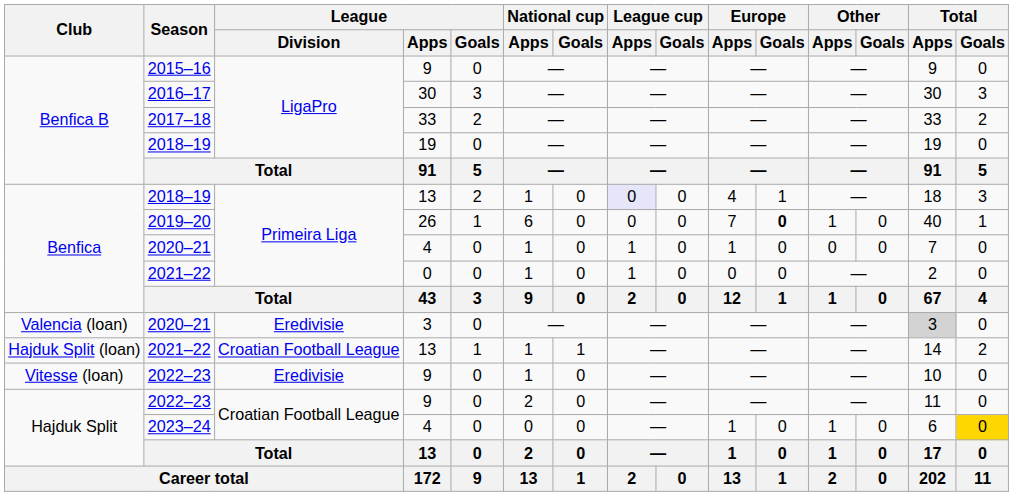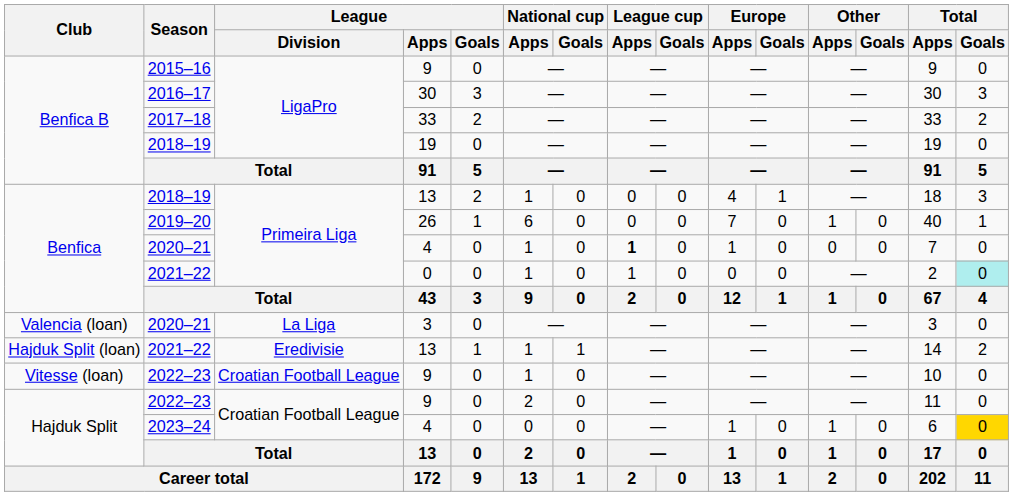(632, 196) lavender background -> (632, 196) no background
(782, 222) bold -> (782, 222) normal
(632, 247) normal -> (632, 247) bold
(983, 273) no background -> (983, 273) paleturquoise background
(309, 324) Eredivisie -> (309, 324) La Liga
(932, 324) lightgrey background -> (932, 324) no background
(309, 350) Croatian Football League -> (309, 350) Eredivisie
(309, 376) Eredivisie -> (309, 376) Croatian Football League
